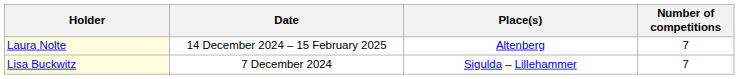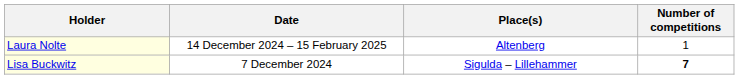(686, 45) 7 -> (686, 45) 1
(686, 64) normal -> (686, 64) bold
